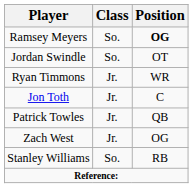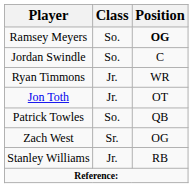(160, 57) OT -> (160, 57) C
(160, 97) C -> (160, 97) OT
(112, 117) Jr. -> (112, 117) So.
(112, 137) Jr. -> (112, 137) Sr.
(112, 157) So. -> (112, 157) Jr.
